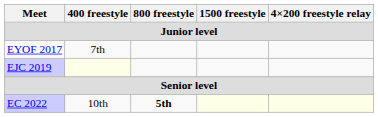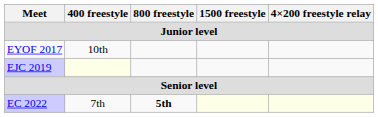(98, 49) 7th -> (98, 49) 10th
(98, 103) 10th -> (98, 103) 7th
